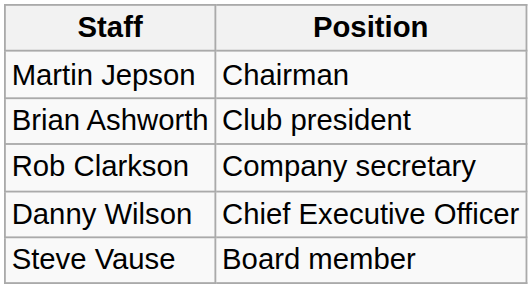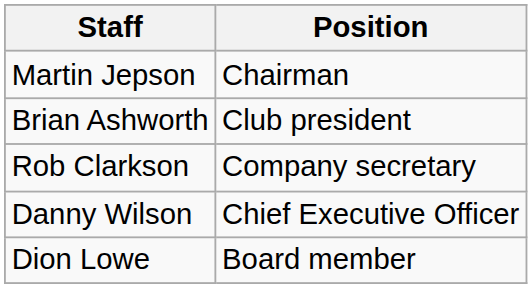- row: (94, 259)
+ row: (81, 259)
